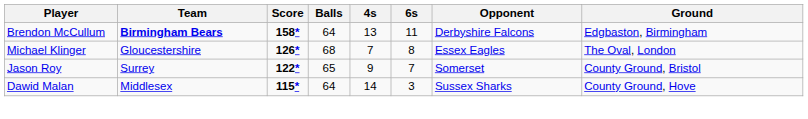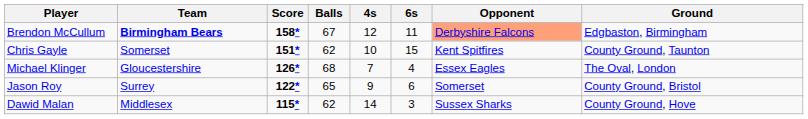(329, 31) 64 -> (329, 31) 67
(370, 31) 13 -> (370, 31) 12
(484, 31) no background -> (484, 31) lightsalmon background
+ row: (37, 50)
(412, 50) 8 -> (412, 68) 4
(412, 68) 7 -> (412, 86) 6
(329, 86) 64 -> (329, 104) 62
